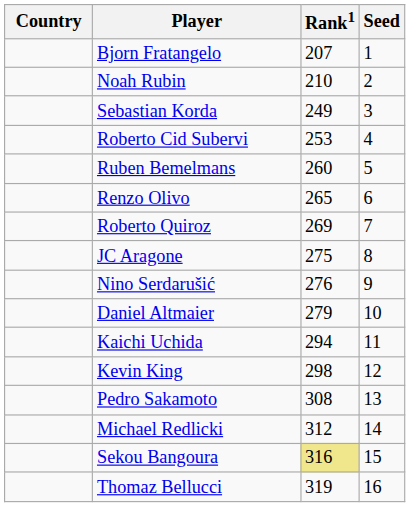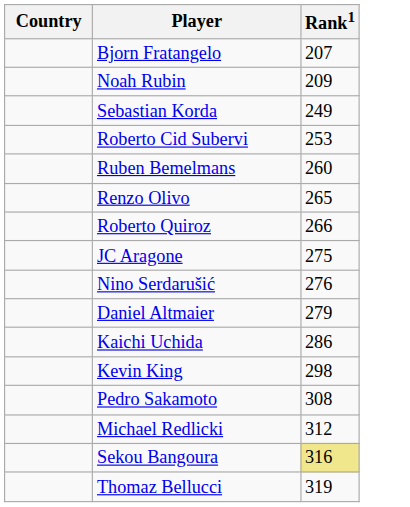- column: (382, 21)
(319, 81) 210 -> (319, 81) 209
(319, 226) 269 -> (319, 226) 266
(319, 342) 294 -> (319, 342) 286
